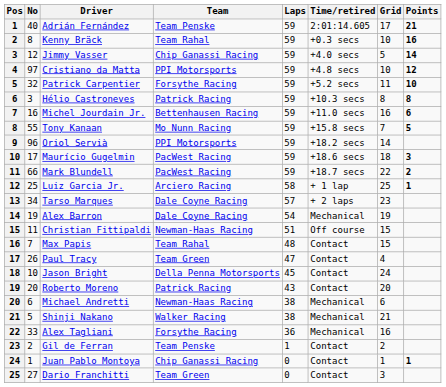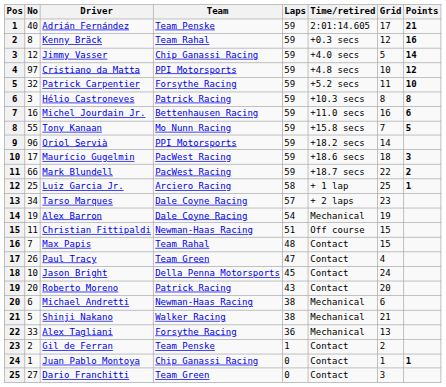(385, 41) 10 -> (385, 41) 12
(385, 332) 16 -> (385, 332) 13
